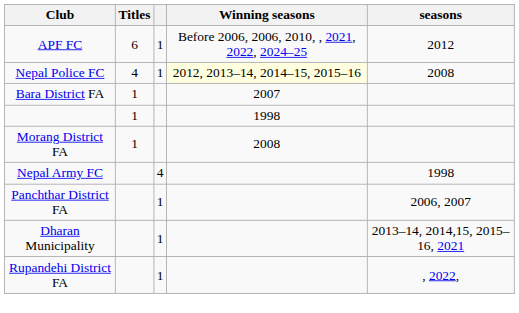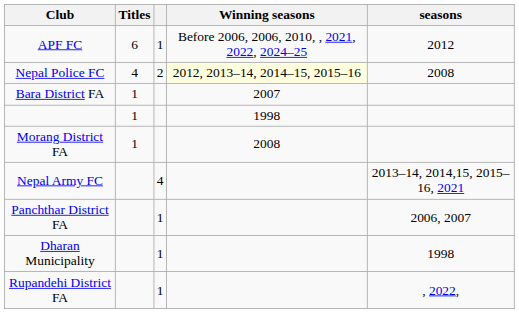(160, 72) 1 -> (160, 72) 2
(441, 173) 1998 -> (441, 180) 2013–14, 2014,15, 2015–16, 2021
(441, 238) 2013–14, 2014,15, 2015–16, 2021 -> (441, 253) 1998
